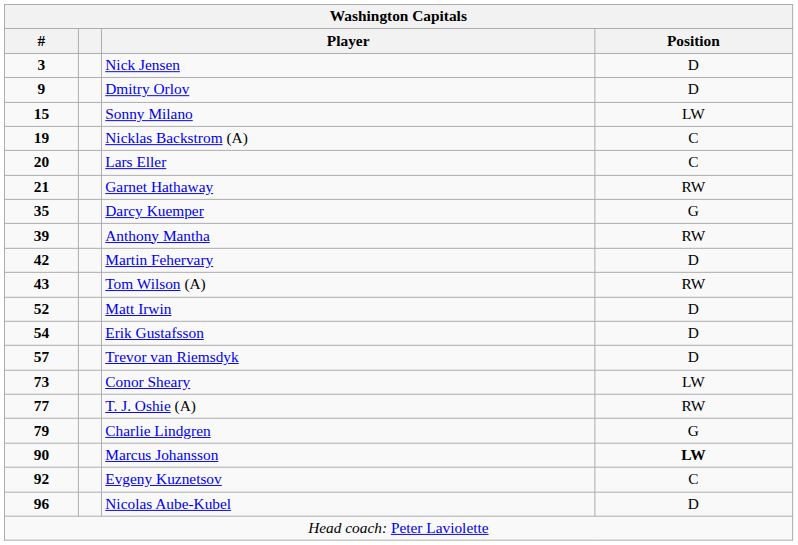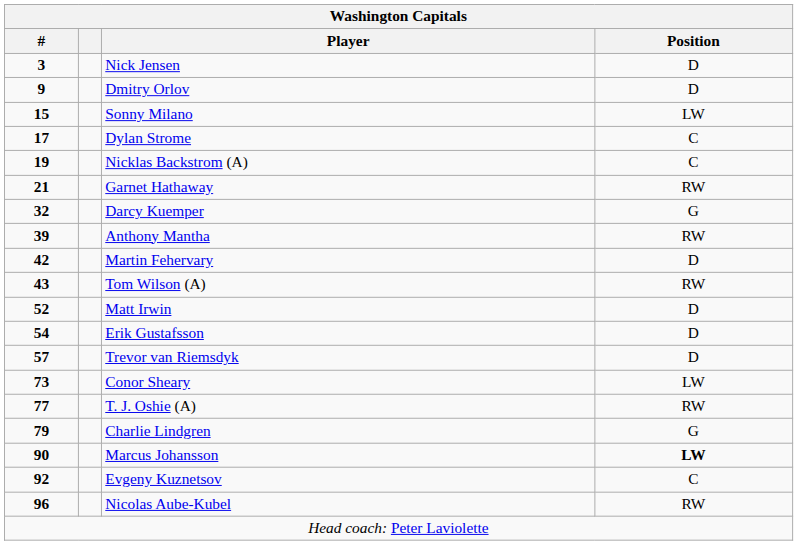+ row: (148, 138)
- row: (136, 162)
(41, 211) 35 -> (41, 211) 32
(693, 503) D -> (693, 503) RW
